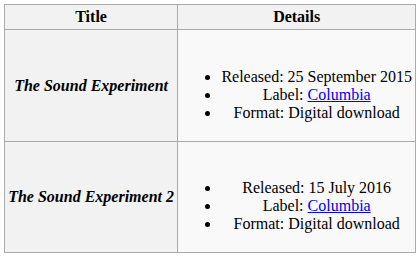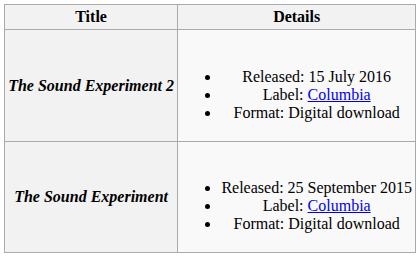rows swapped: (91, 85) <-> (91, 196)
